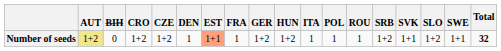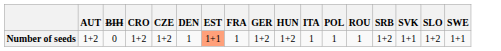- column: (484, 17)
(91, 38) khaki background -> (91, 38) no background
